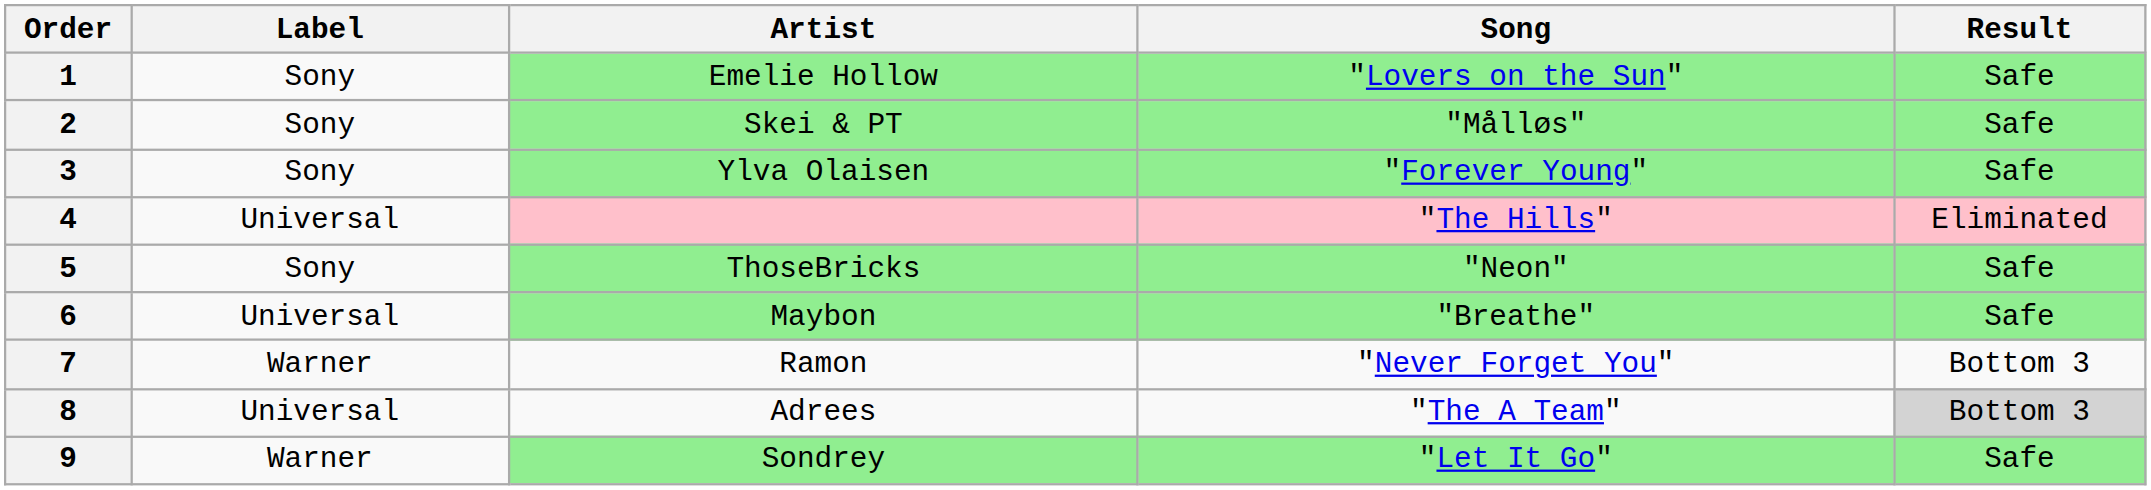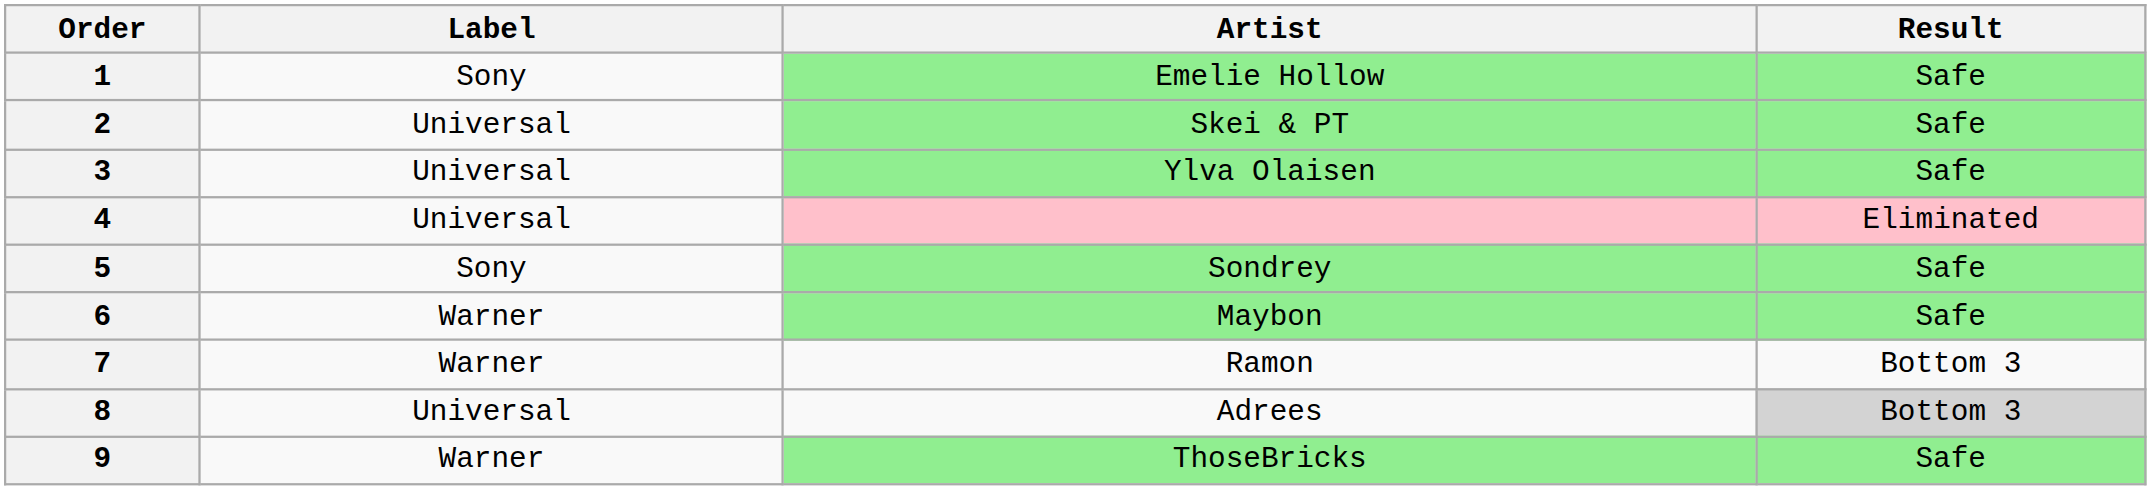- column: (1516, 29)
(320, 125) Sony -> (491, 125) Universal
(320, 173) Sony -> (491, 173) Universal
(823, 268) ThoseBricks -> (1270, 268) Sondrey
(320, 316) Universal -> (491, 316) Warner
(823, 460) Sondrey -> (1270, 460) ThoseBricks
